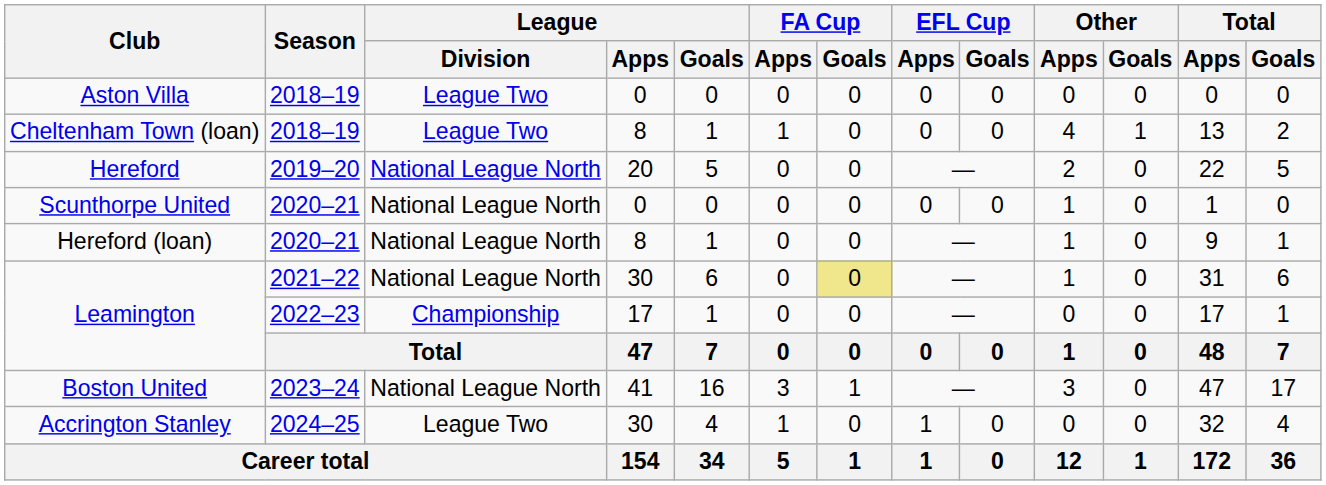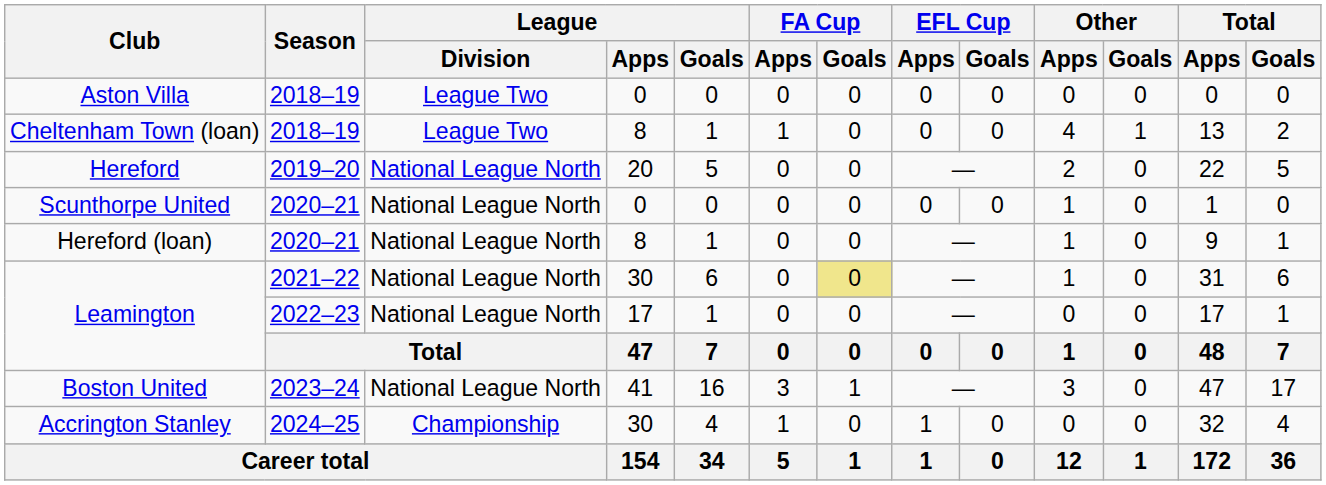(486, 315) Championship -> (486, 315) National League North
(486, 424) League Two -> (486, 424) Championship
